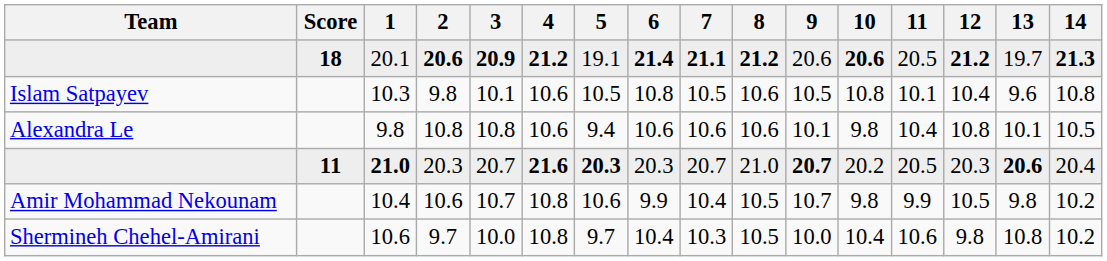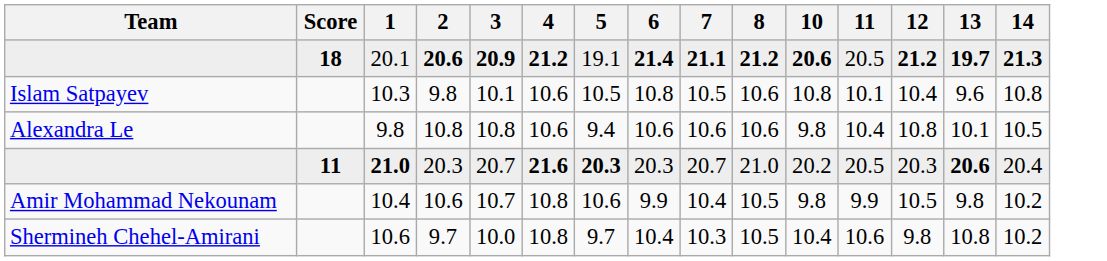- column: (812, 22)
(1023, 58) normal -> (970, 58) bold
